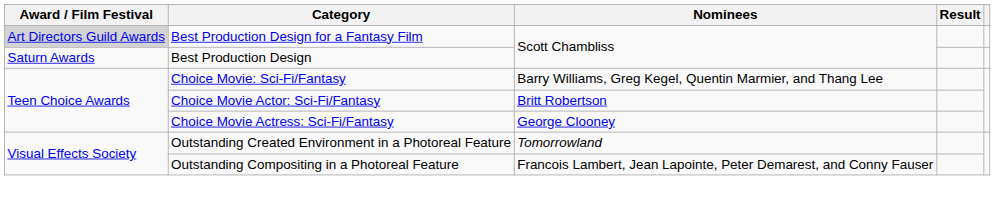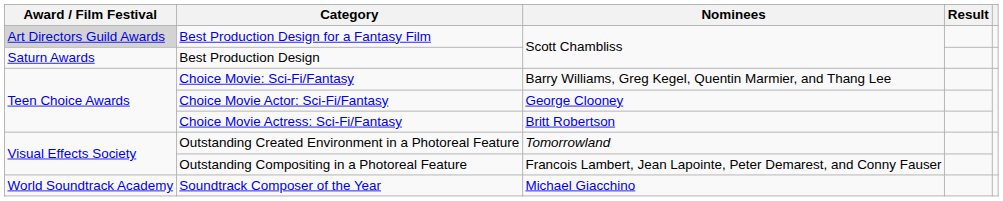(562, 100) Britt Robertson -> (574, 100) George Clooney
(566, 121) George Clooney -> (570, 121) Britt Robertson
+ row: (280, 185)
